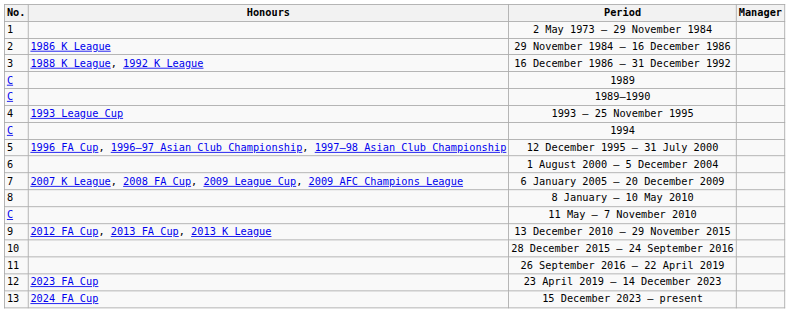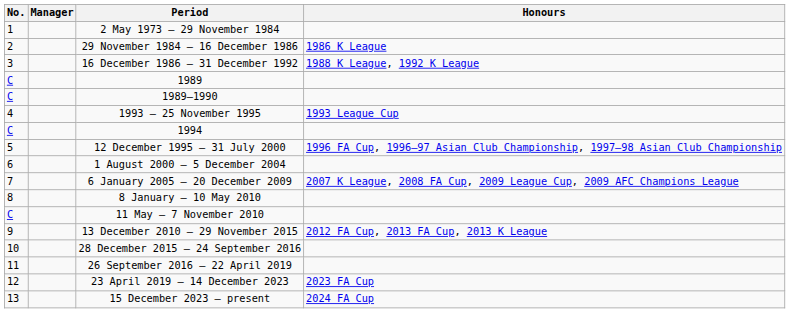columns swapped: (760, 13) <-> (268, 13)
